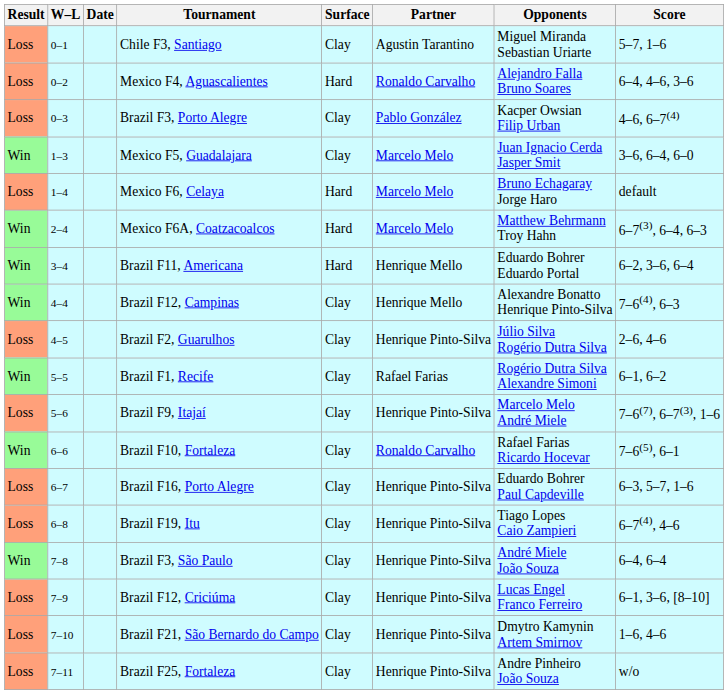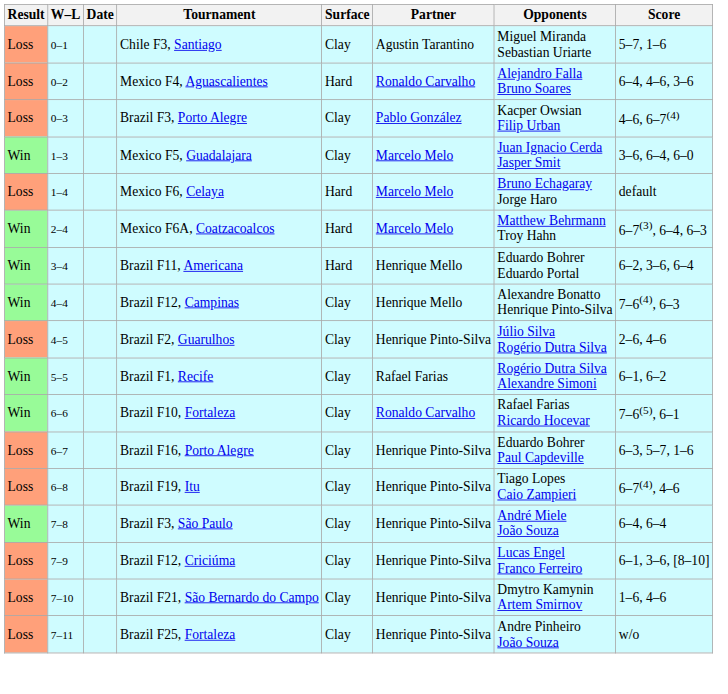- row: (163, 413)
